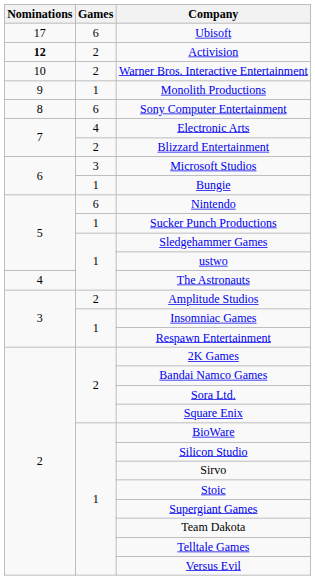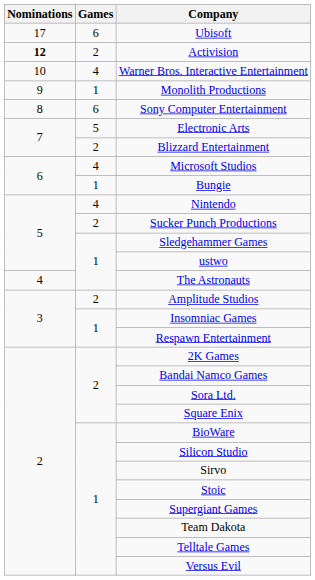(96, 71) 2 -> (96, 71) 4
(96, 128) 4 -> (96, 128) 5
(96, 166) 3 -> (96, 166) 4
(96, 204) 6 -> (96, 204) 4
(96, 223) 1 -> (96, 223) 2
